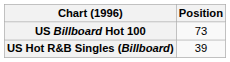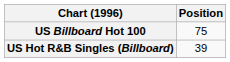(201, 31) 73 -> (201, 31) 75
